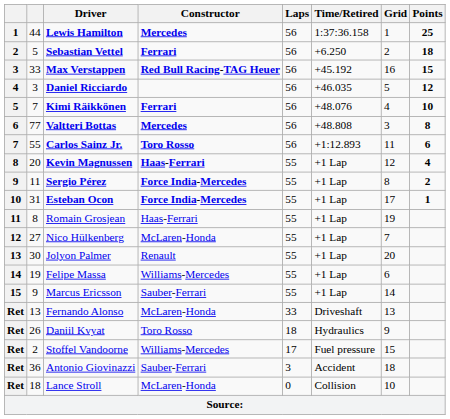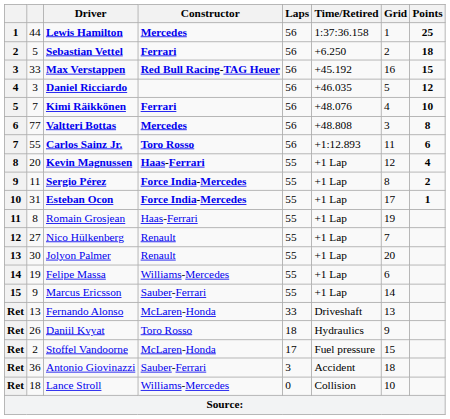(178, 236) McLaren-Honda -> (158, 236) Renault
(185, 348) Williams-Mercedes -> (178, 348) McLaren-Honda
(178, 385) McLaren-Honda -> (185, 385) Williams-Mercedes
